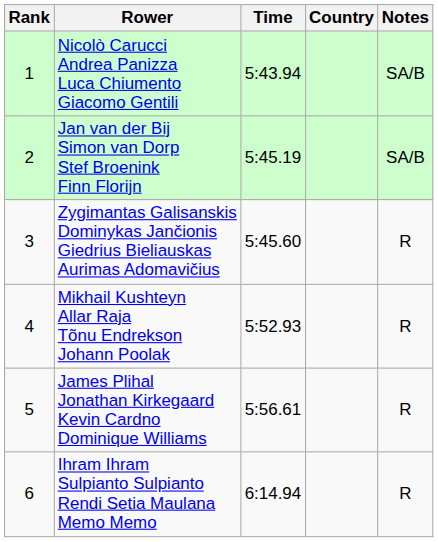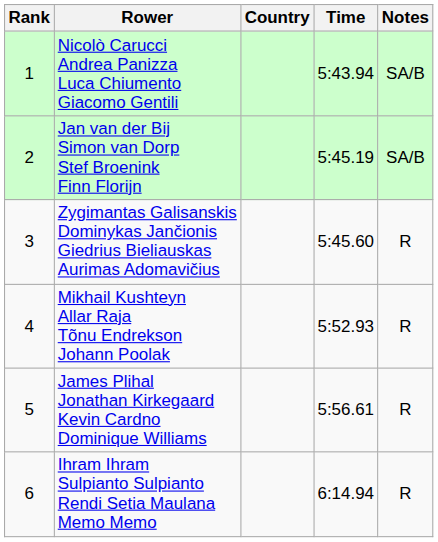columns swapped: (342, 17) <-> (273, 17)
